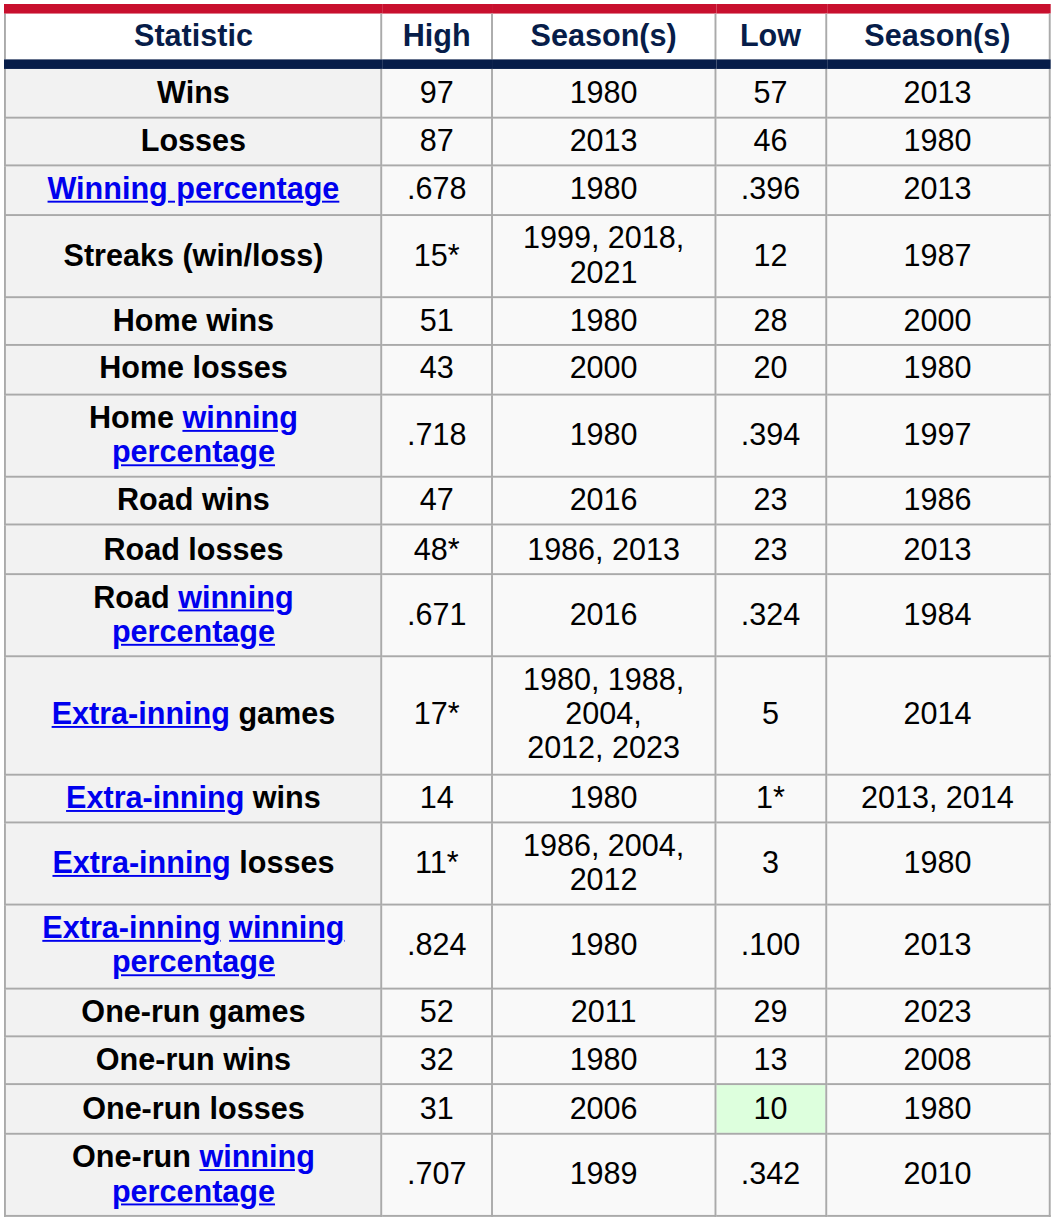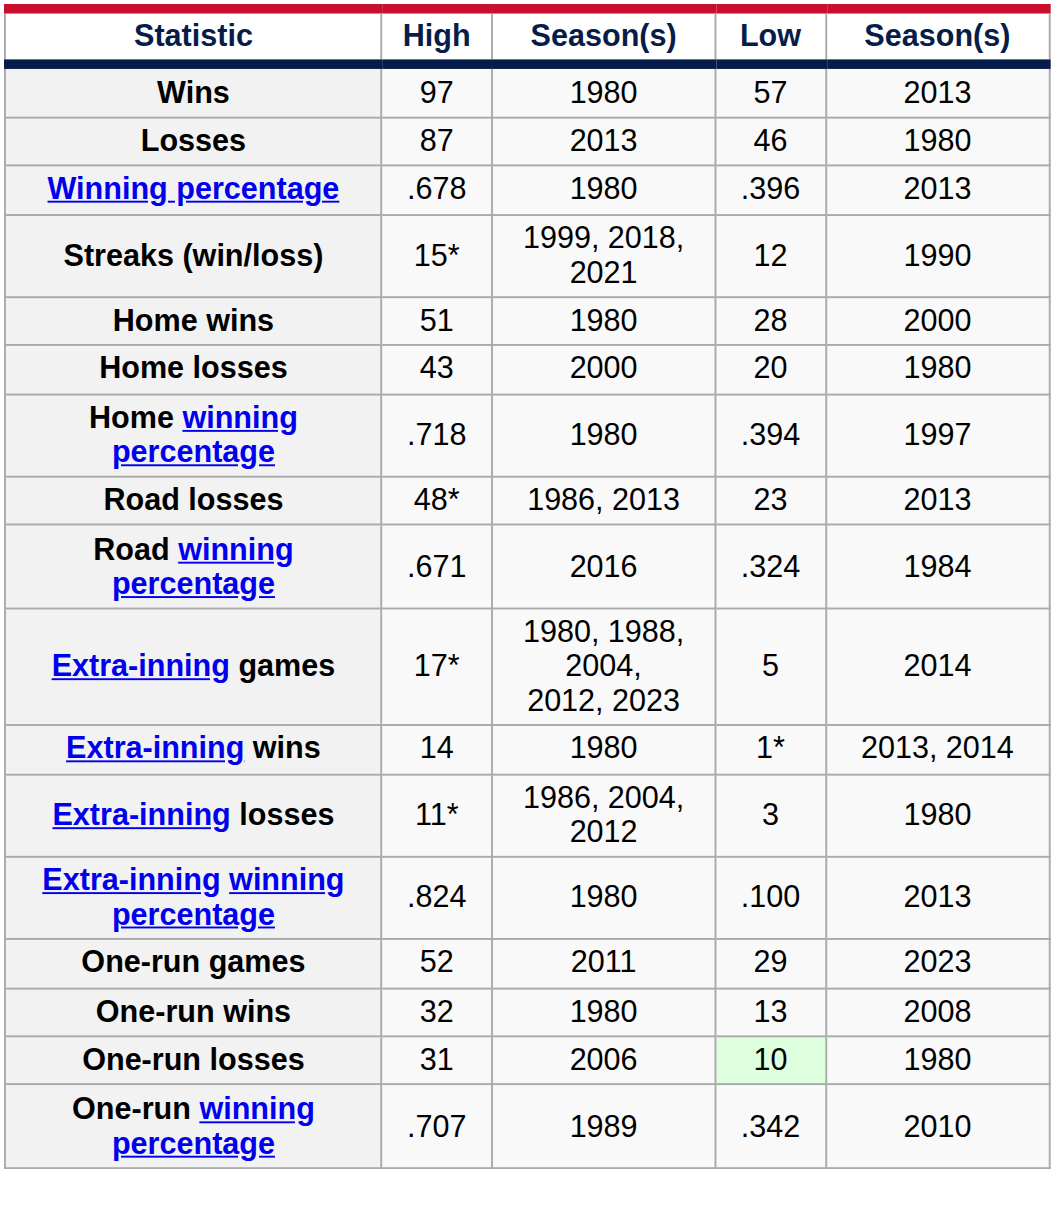(937, 255) 1987 -> (937, 255) 1990
- row: (193, 500)
